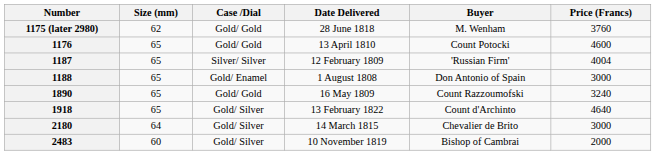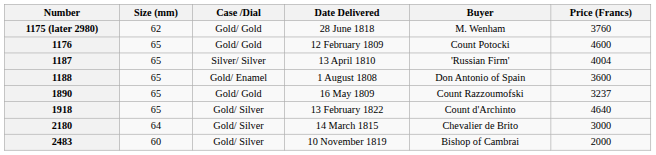(347, 45) 13 April 1810 -> (347, 45) 12 February 1809
(347, 61) 12 February 1809 -> (347, 61) 13 April 1810
(601, 77) 3000 -> (601, 77) 3600
(601, 93) 3240 -> (601, 93) 3237
